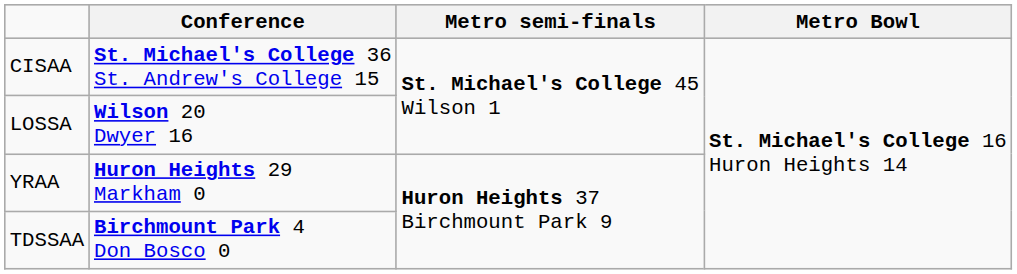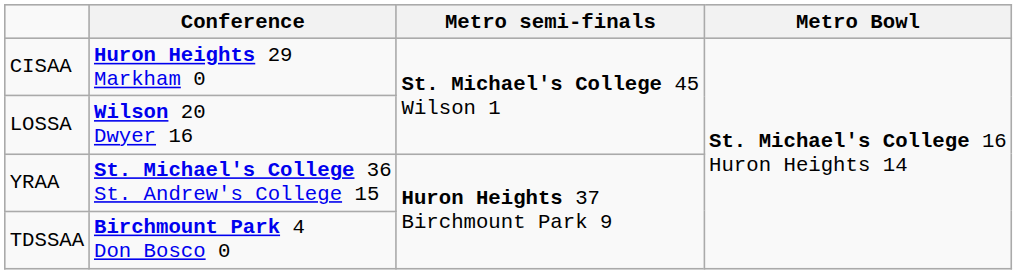(243, 67) St. Michael's College 36 St. Andrew's College 15 -> (193, 67) Huron Heights 29 Markham 0
(193, 182) Huron Heights 29 Markham 0 -> (243, 182) St. Michael's College 36 St. Andrew's College 15
